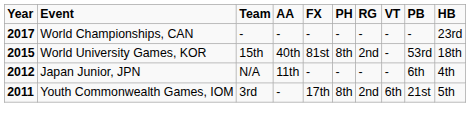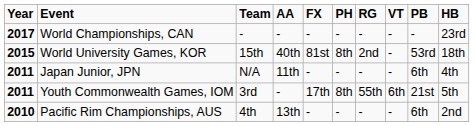(21, 72) 2012 -> (21, 72) 2011
(369, 92) 2nd -> (370, 92) 55th
+ row: (131, 111)
